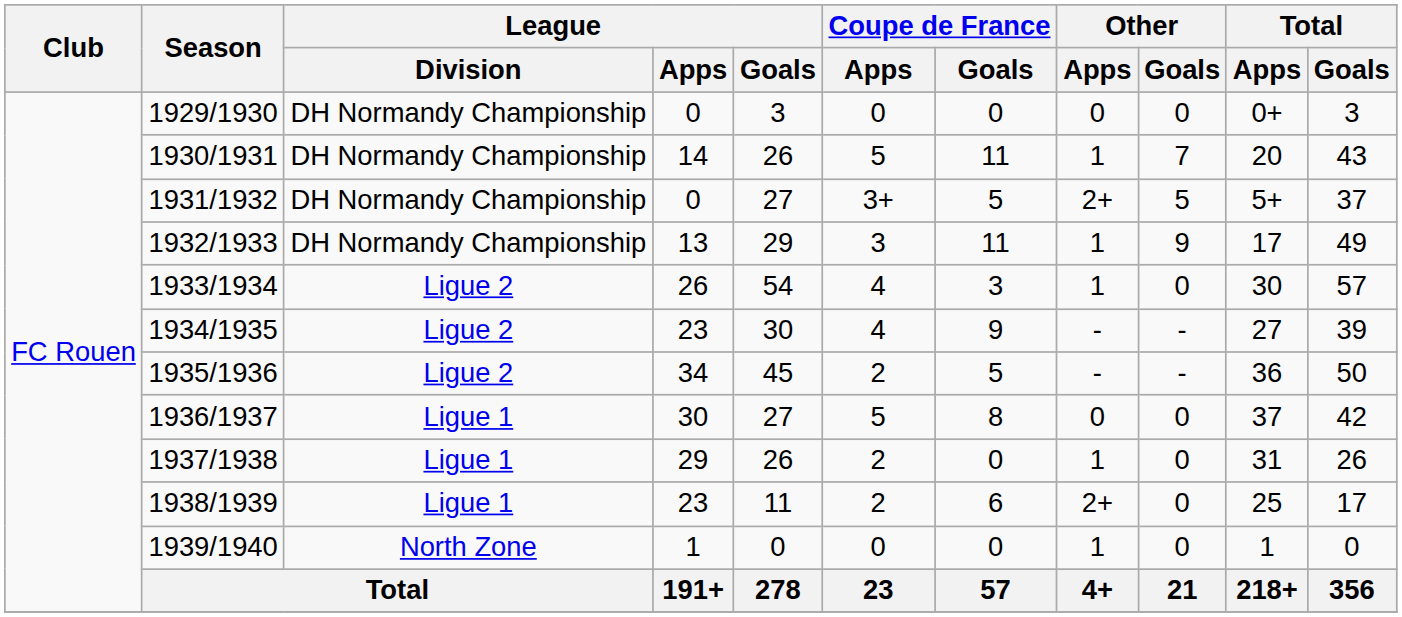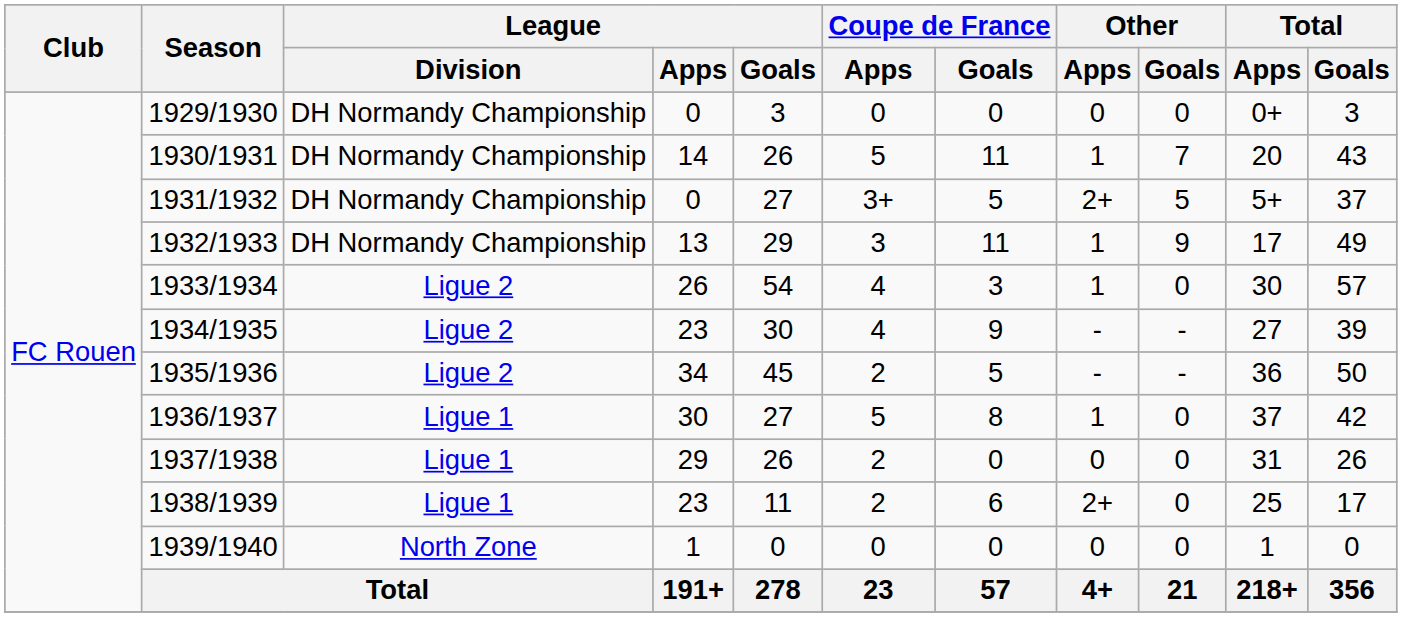(1097, 416) 0 -> (1097, 416) 1
(1097, 460) 1 -> (1097, 460) 0
(1097, 546) 1 -> (1097, 546) 0
